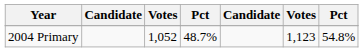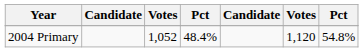(200, 36) 48.7% -> (200, 36) 48.4%
(301, 36) 1,123 -> (301, 36) 1,120
